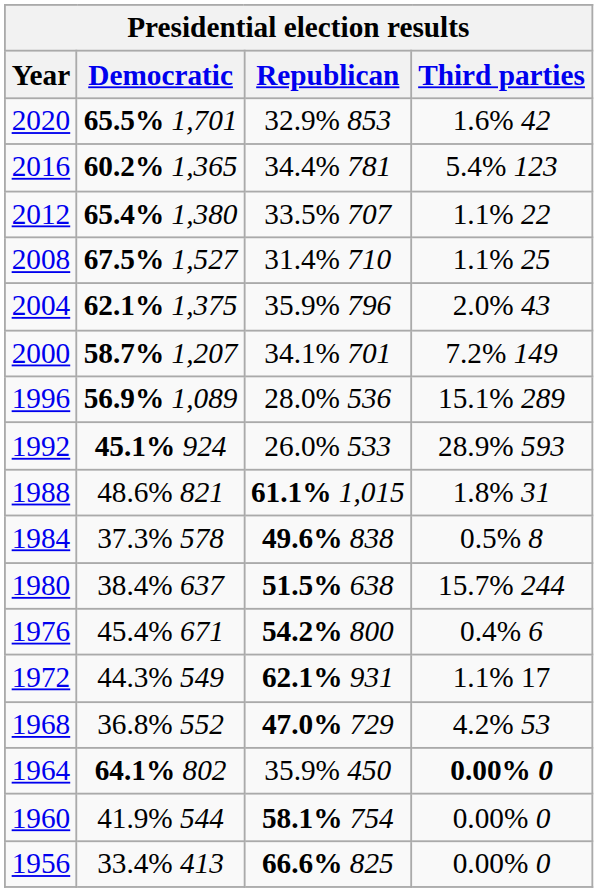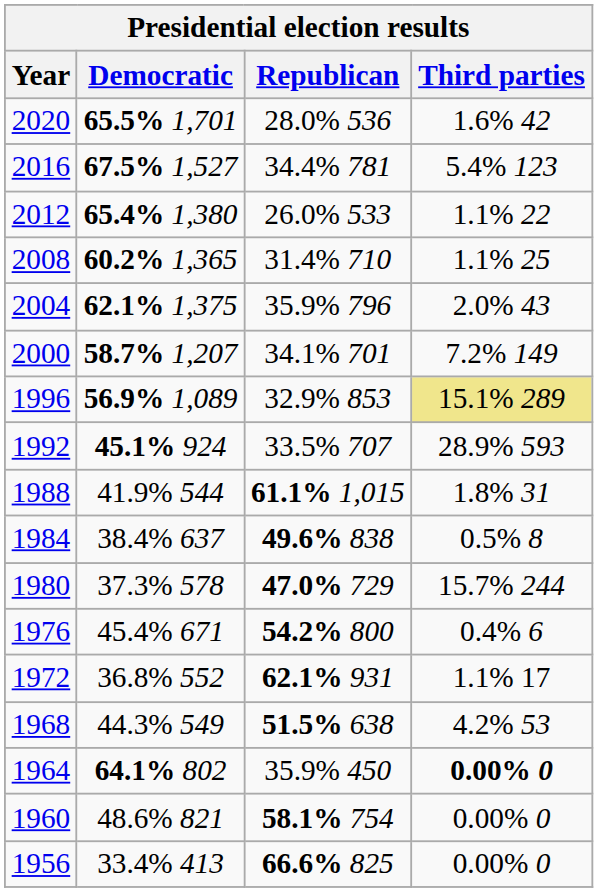(328, 120) 32.9% 853 -> (328, 120) 28.0% 536
(161, 167) 60.2% 1,365 -> (161, 167) 67.5% 1,527
(328, 213) 33.5% 707 -> (328, 213) 26.0% 533
(161, 259) 67.5% 1,527 -> (161, 259) 60.2% 1,365
(328, 399) 28.0% 536 -> (328, 399) 32.9% 853
(502, 399) no background -> (502, 399) khaki background
(328, 445) 26.0% 533 -> (328, 445) 33.5% 707
(161, 492) 48.6% 821 -> (161, 492) 41.9% 544
(161, 538) 37.3% 578 -> (161, 538) 38.4% 637
(161, 584) 38.4% 637 -> (161, 584) 37.3% 578
(328, 584) 51.5% 638 -> (328, 584) 47.0% 729
(161, 677) 44.3% 549 -> (161, 677) 36.8% 552
(161, 724) 36.8% 552 -> (161, 724) 44.3% 549
(328, 724) 47.0% 729 -> (328, 724) 51.5% 638
(161, 817) 41.9% 544 -> (161, 817) 48.6% 821
